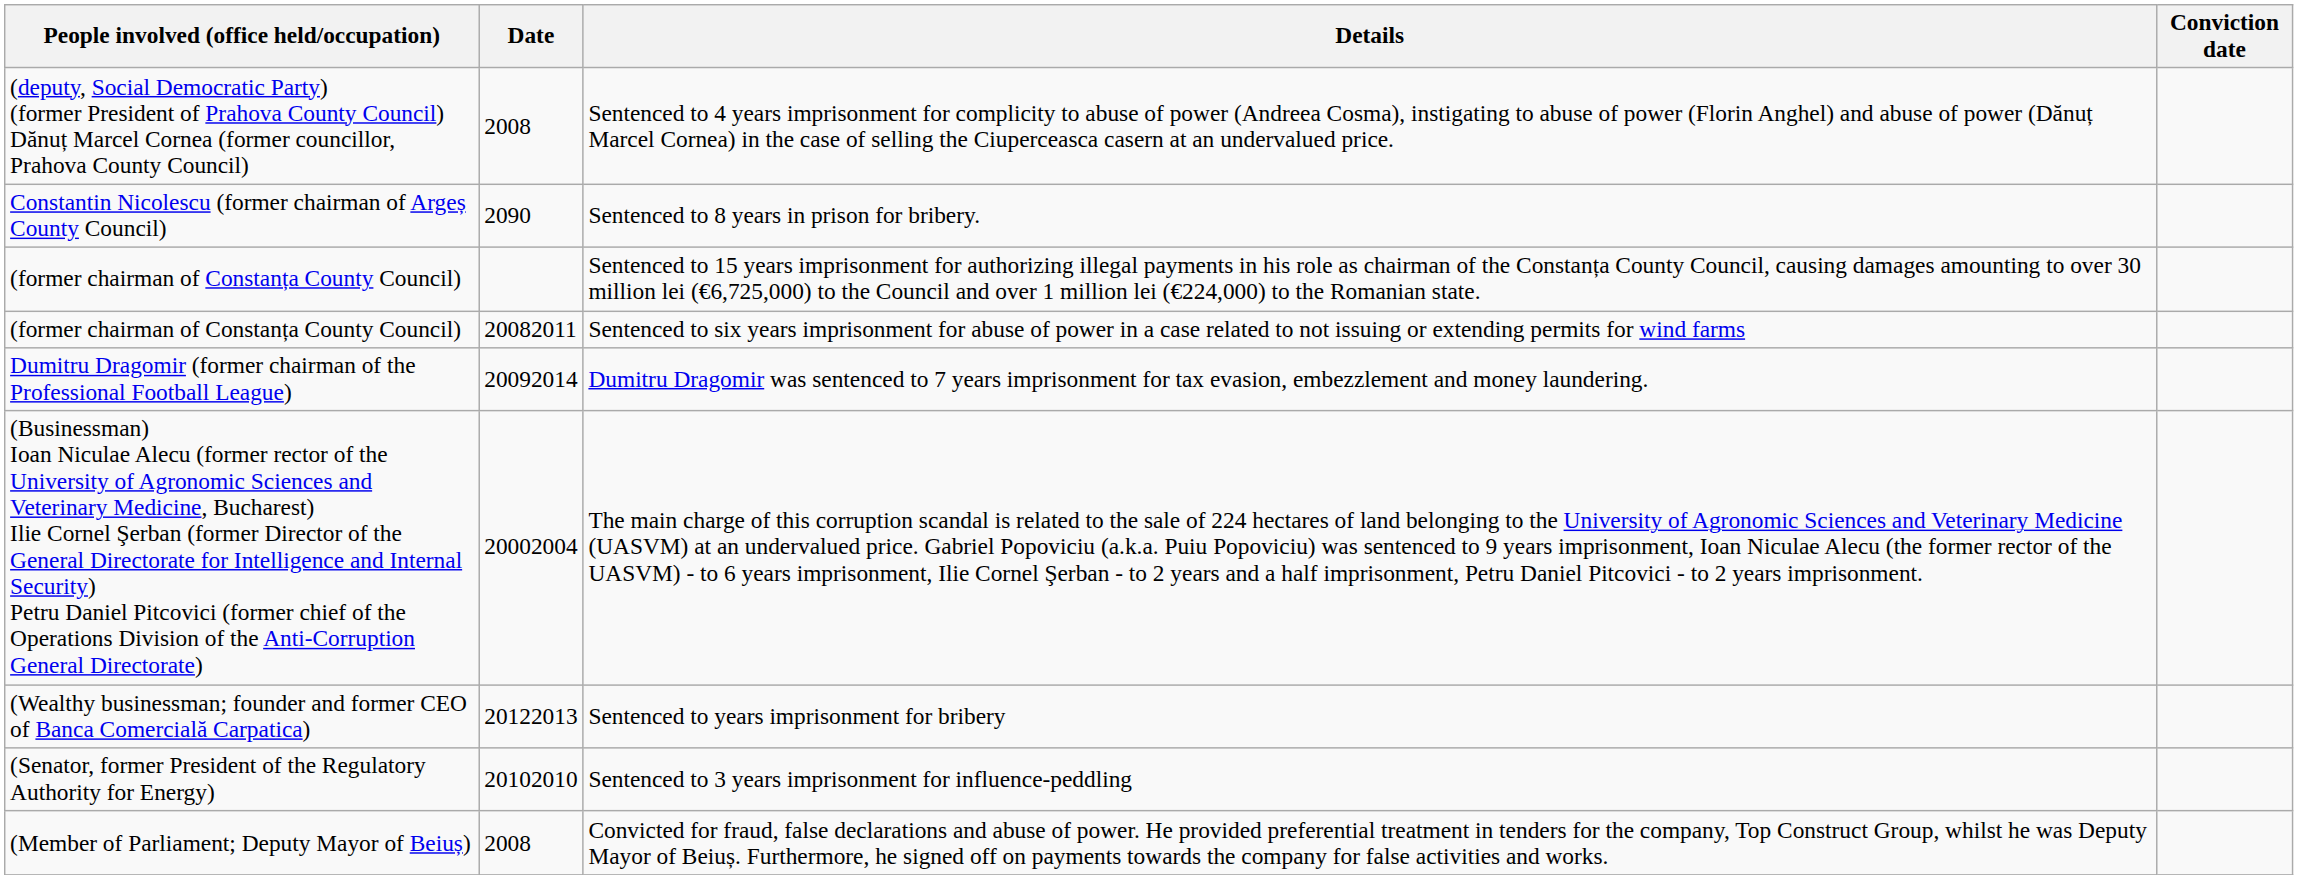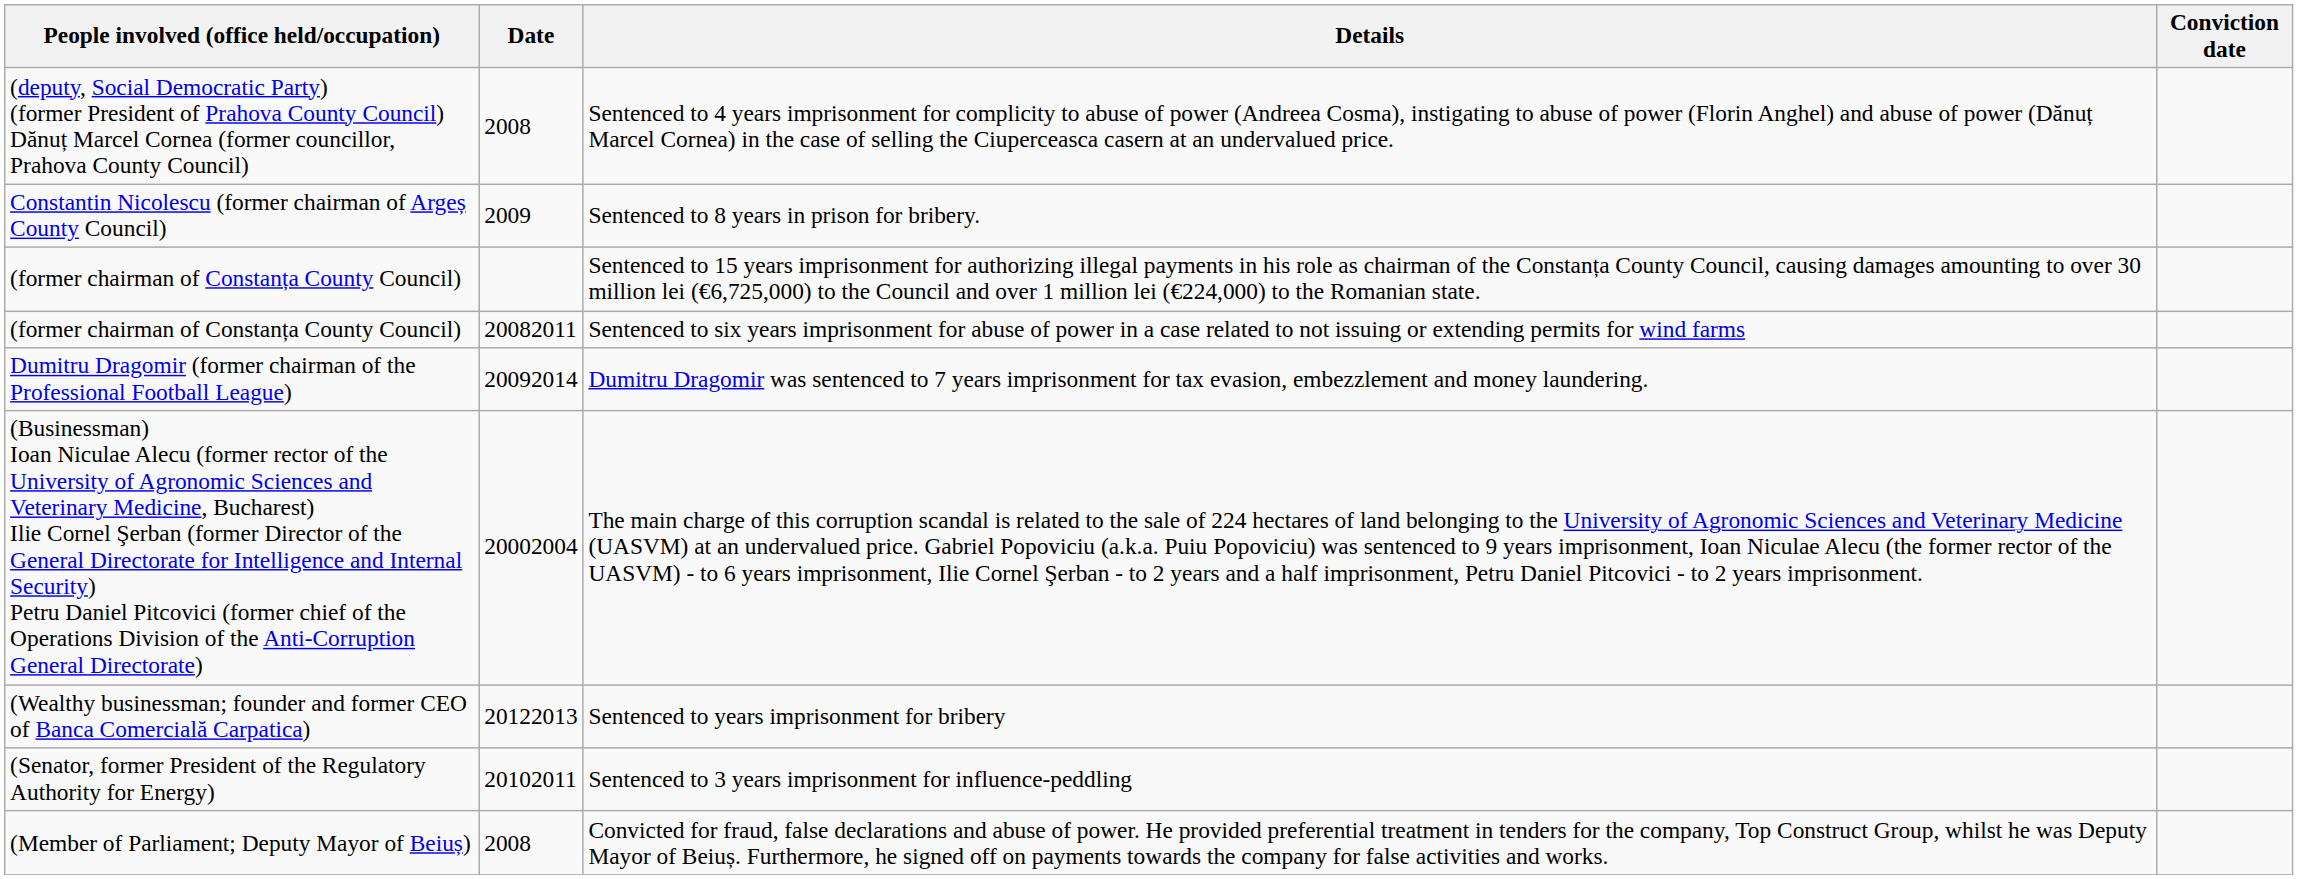(508, 215) 2090 -> (508, 215) 2009
(531, 779) 20102010 -> (530, 779) 20102011
